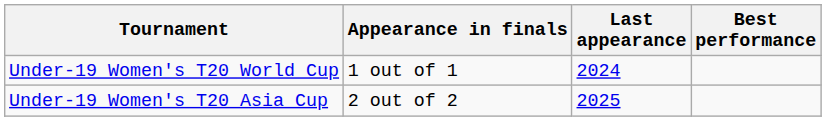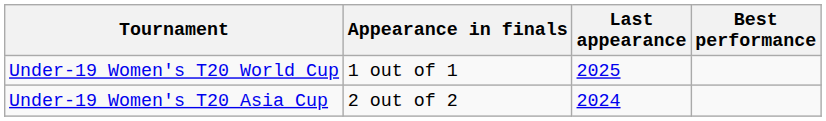(599, 71) 2024 -> (599, 71) 2025
(599, 101) 2025 -> (599, 101) 2024
